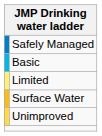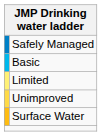rows swapped: (43, 116) <-> (48, 98)
